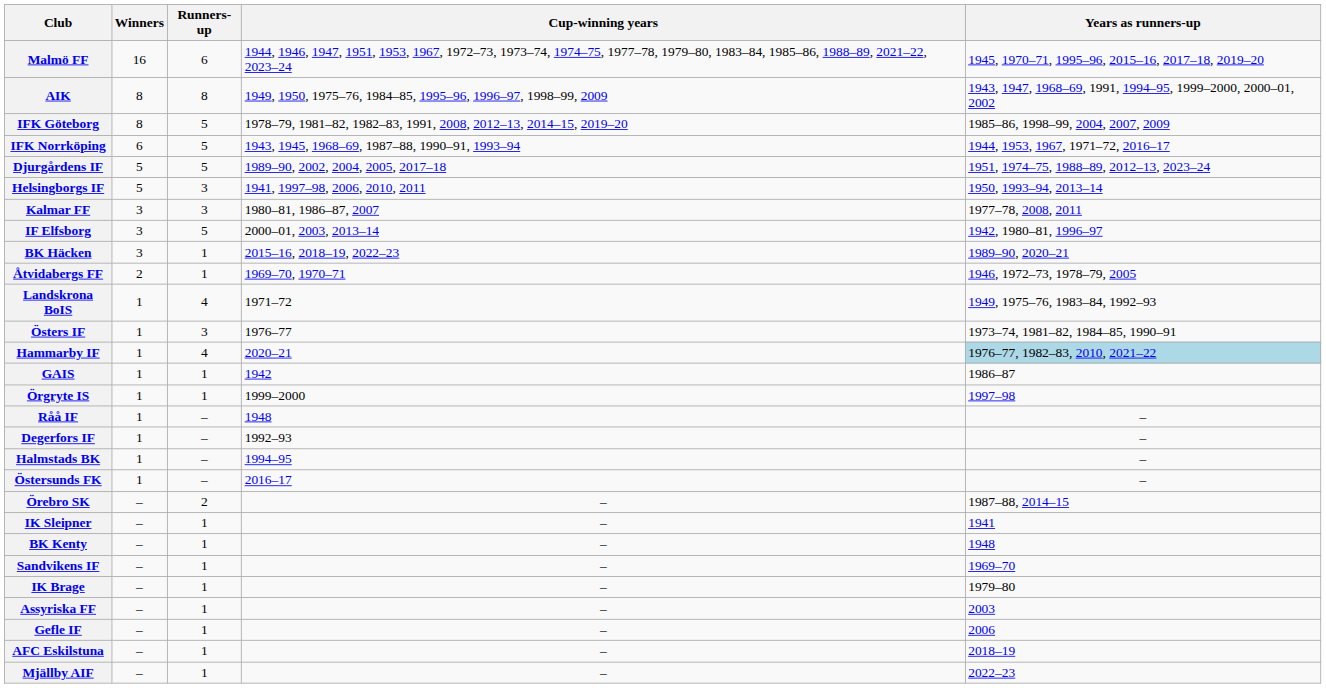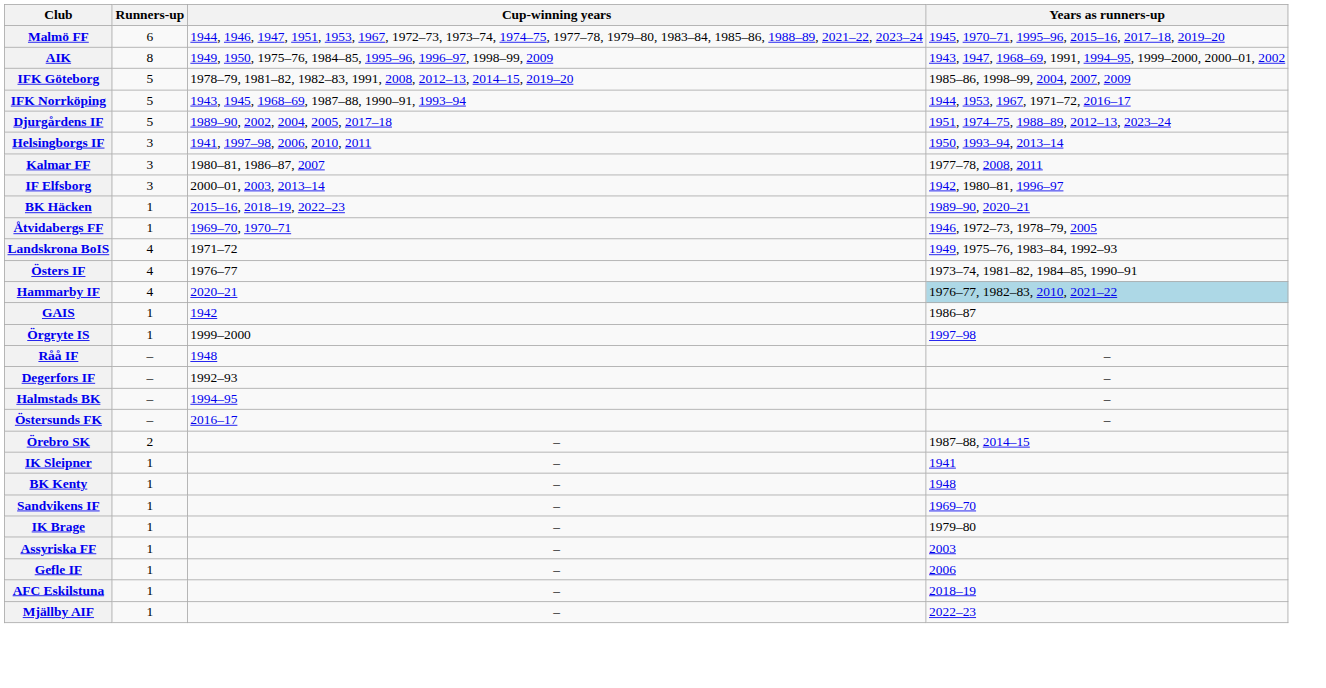- column: (139, 22)
(204, 231) 5 -> (150, 185) 3
(204, 331) 3 -> (150, 270) 4
